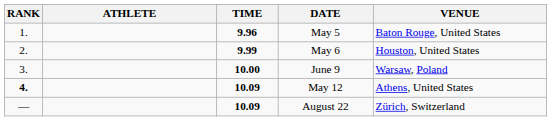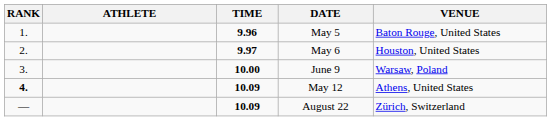(247, 51) 9.99 -> (247, 51) 9.97
